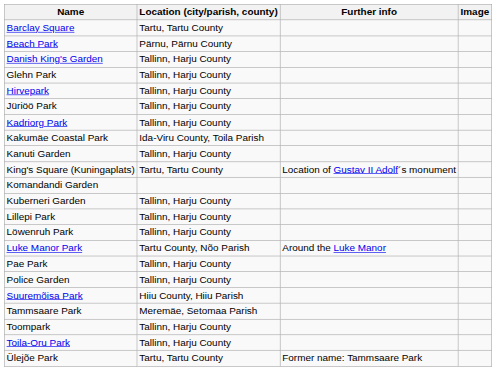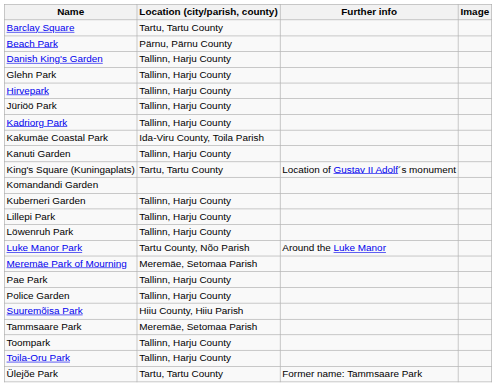+ row: (67, 264)
